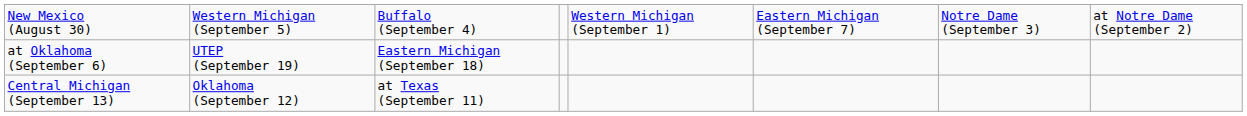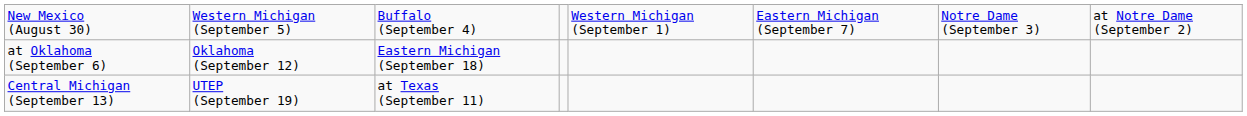(246, 58) UTEP (September 19) -> (246, 58) Oklahoma (September 12)
(246, 93) Oklahoma (September 12) -> (246, 93) UTEP (September 19)
